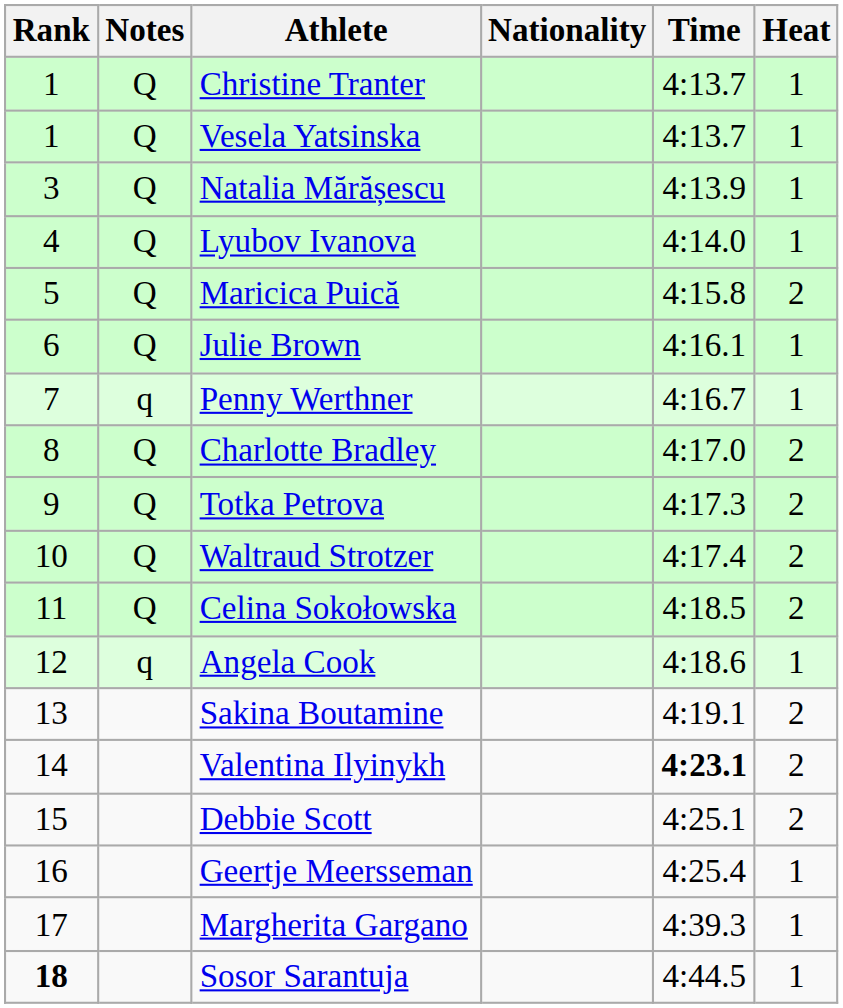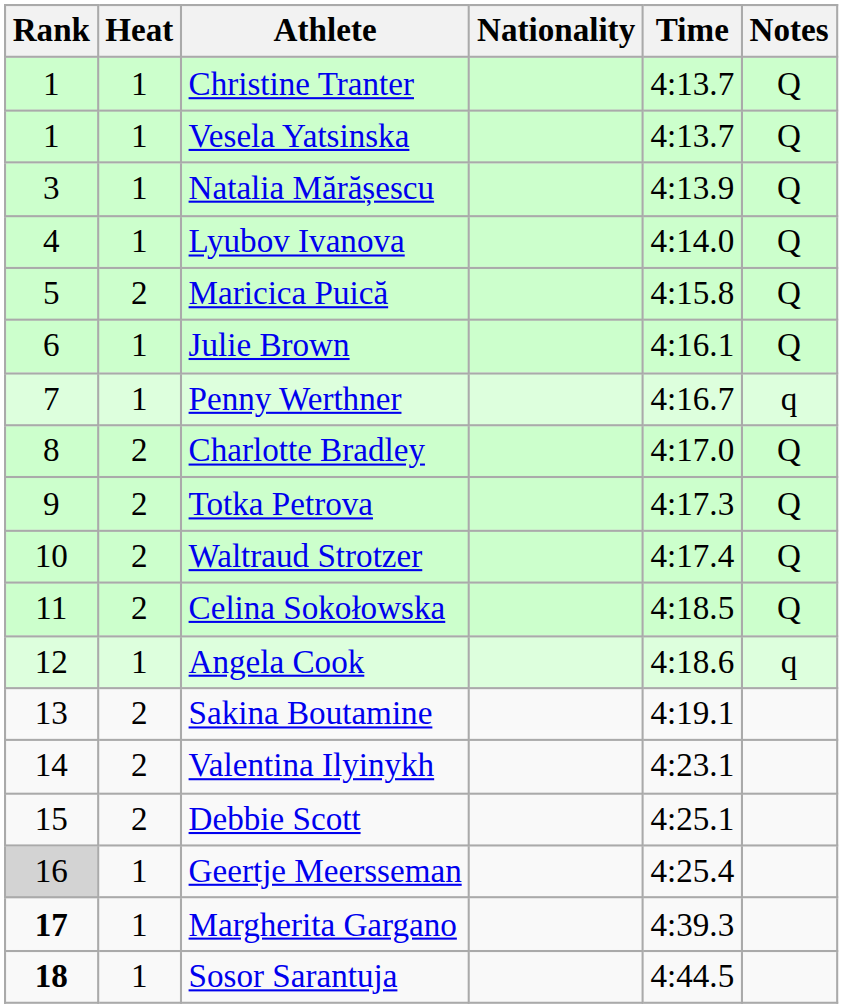columns swapped: (796, 30) <-> (145, 30)
(704, 766) bold -> (692, 766) normal
(51, 871) no background -> (51, 871) lightgrey background
(51, 923) normal -> (51, 923) bold
